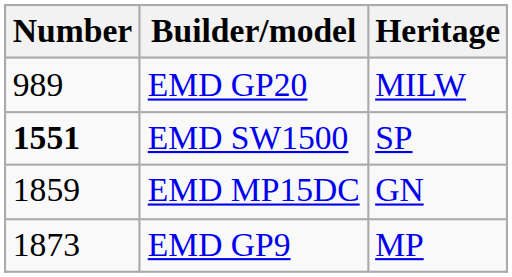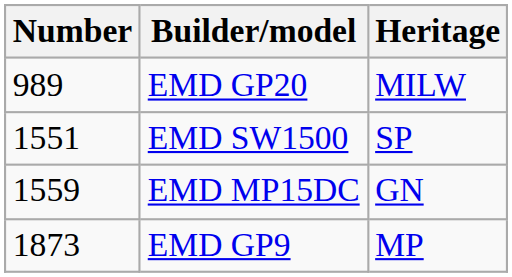(46, 137) bold -> (46, 137) normal
(46, 191) 1859 -> (46, 191) 1559
